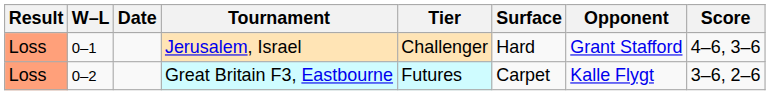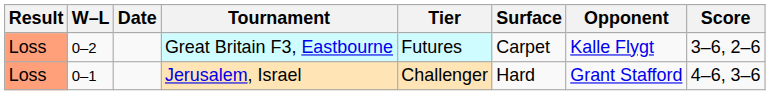rows swapped: (233, 47) <-> (279, 75)
